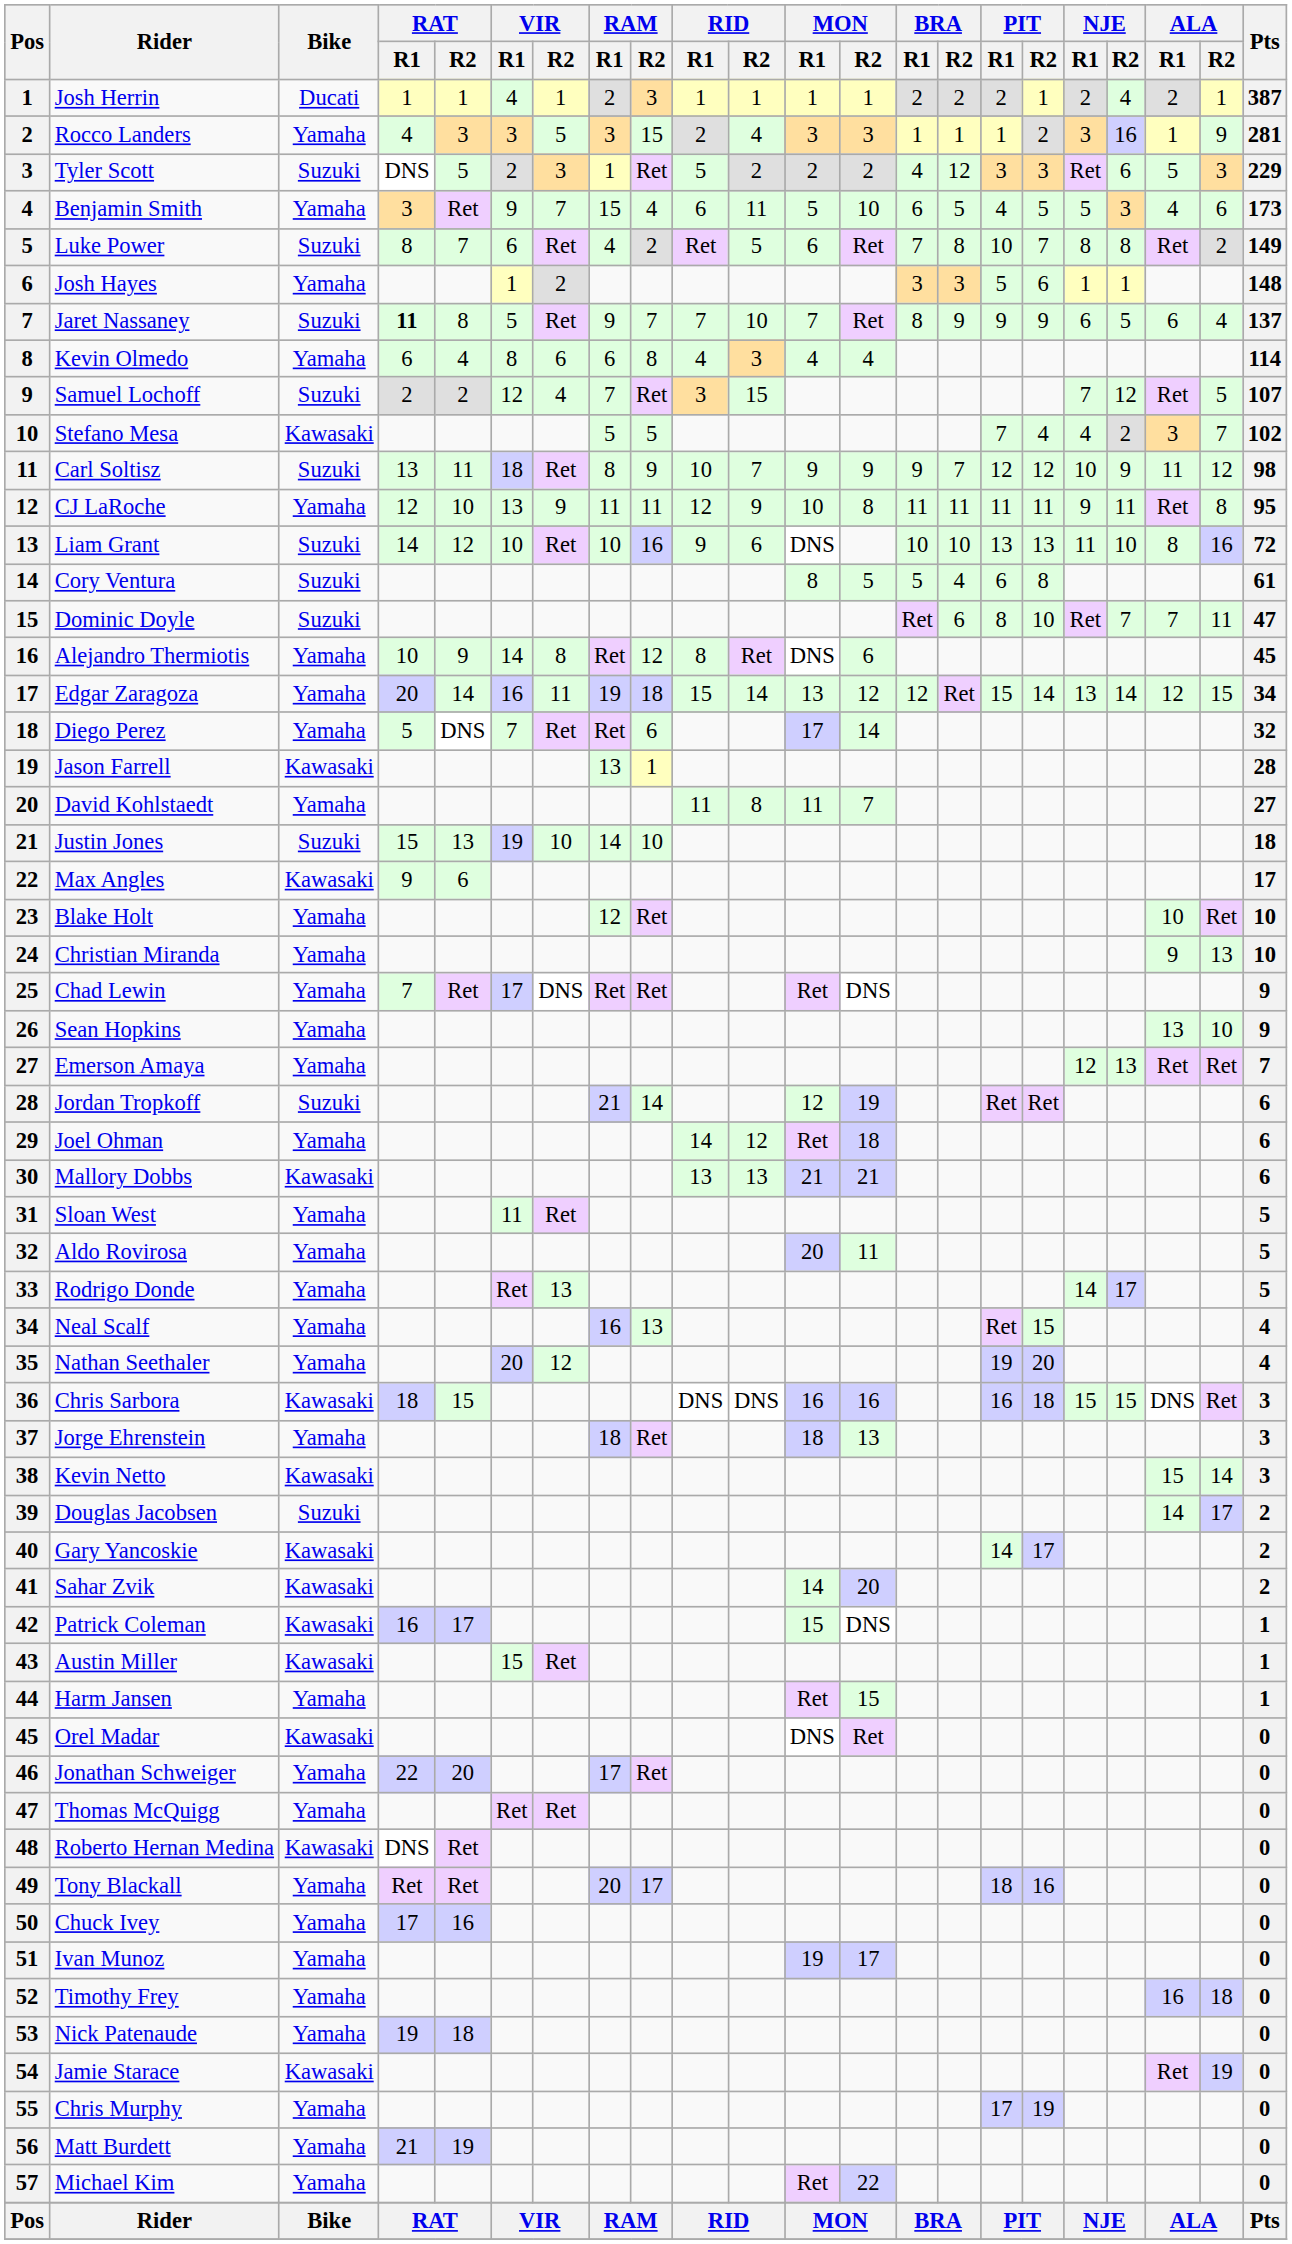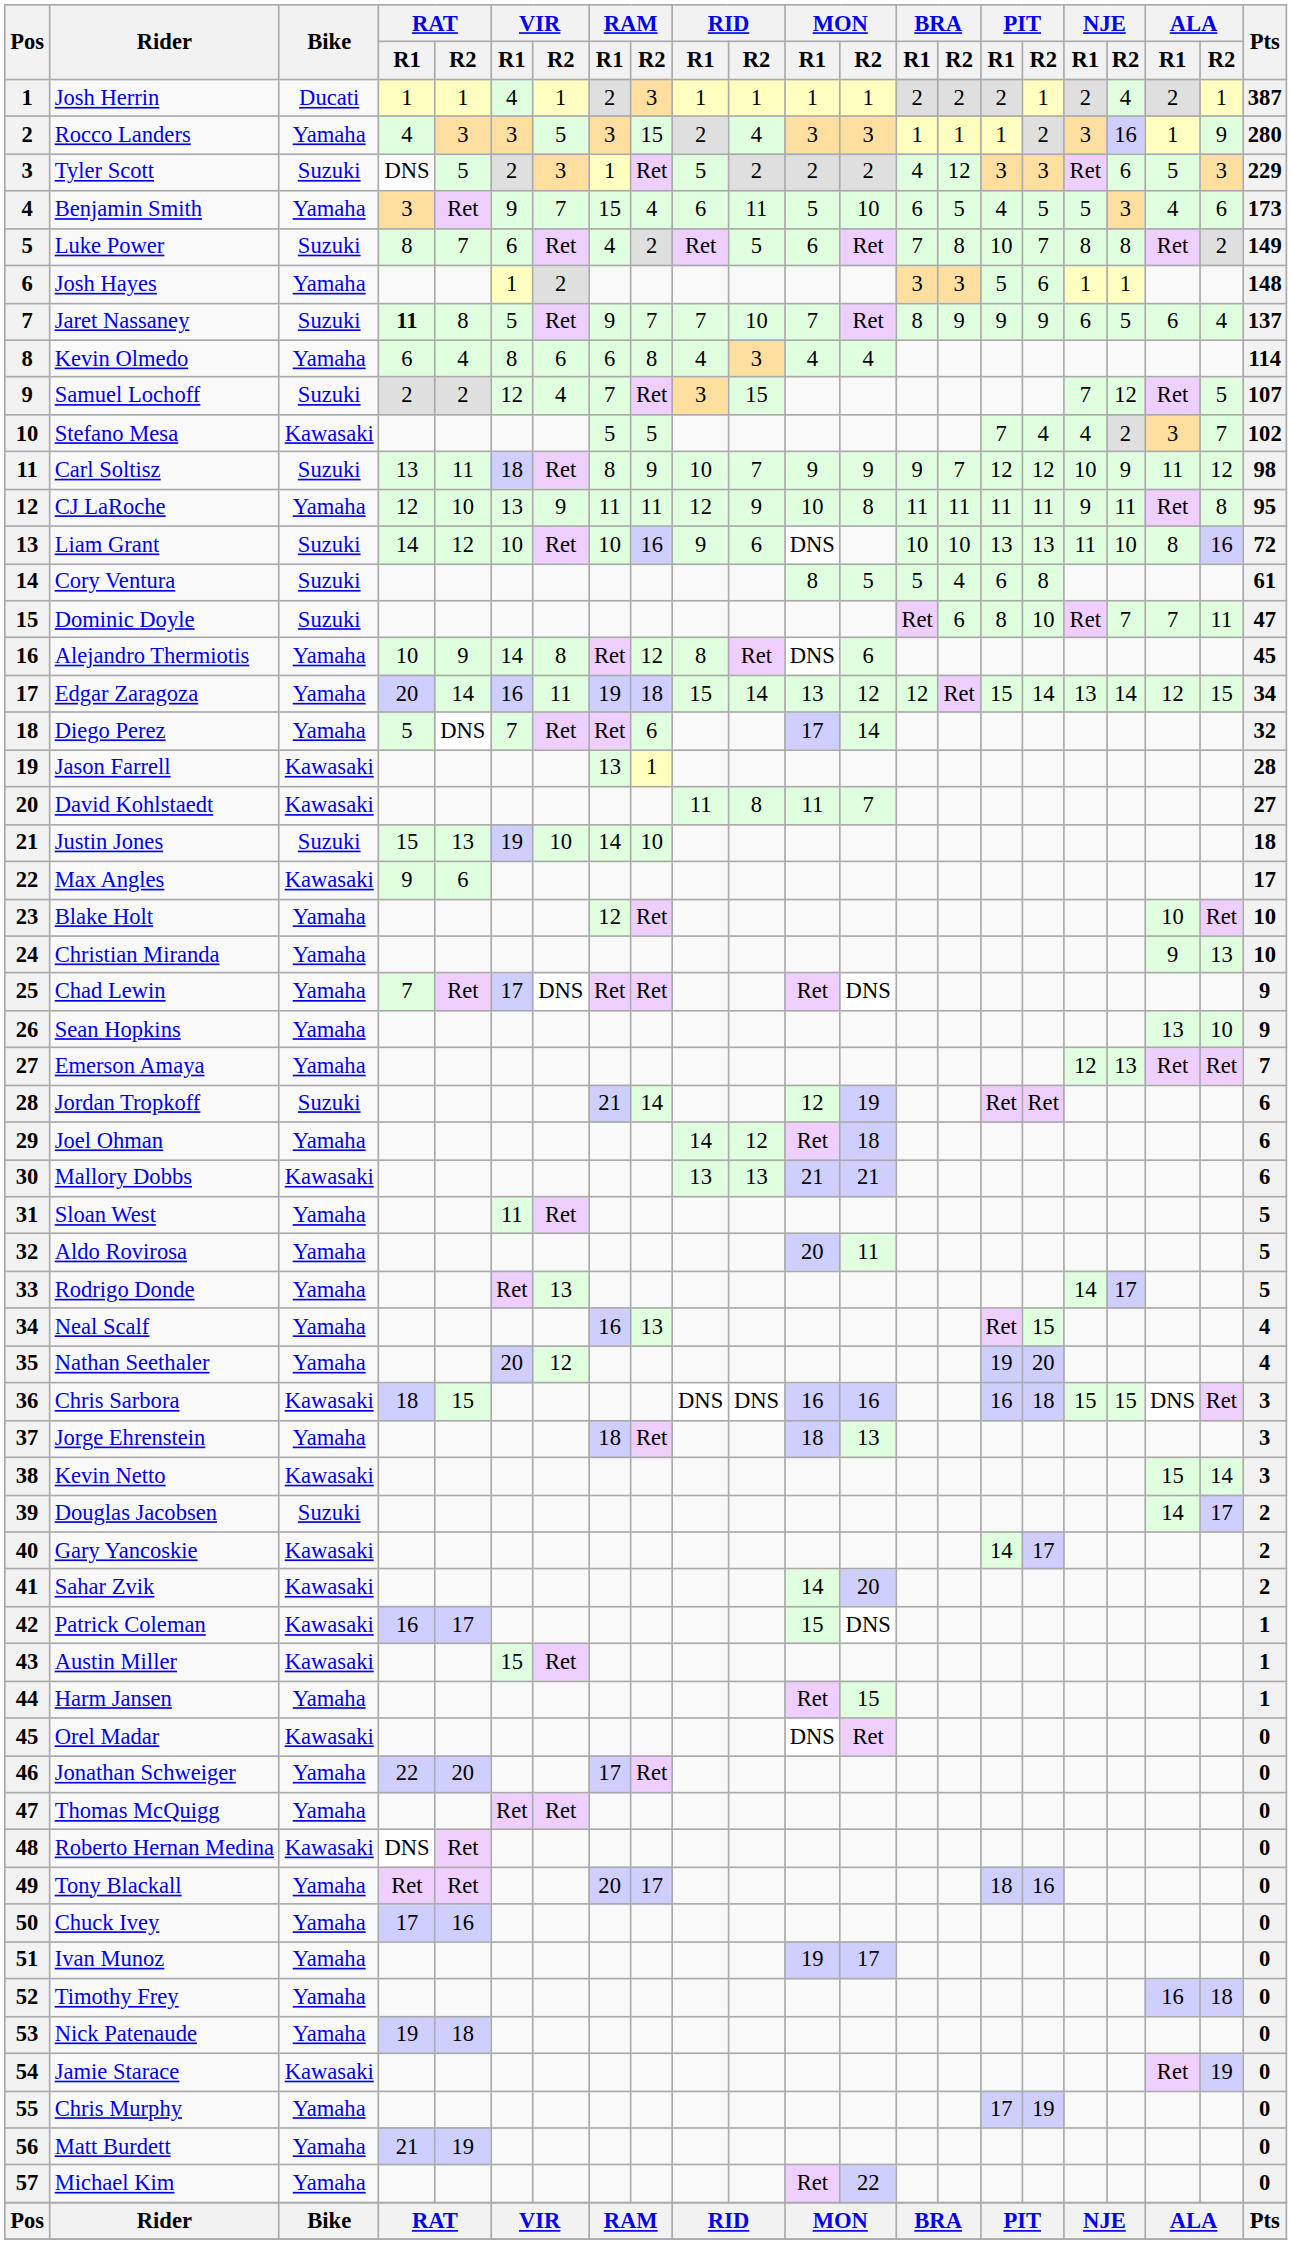(1265, 134) 281 -> (1265, 134) 280
(329, 804) Yamaha -> (329, 804) Kawasaki
